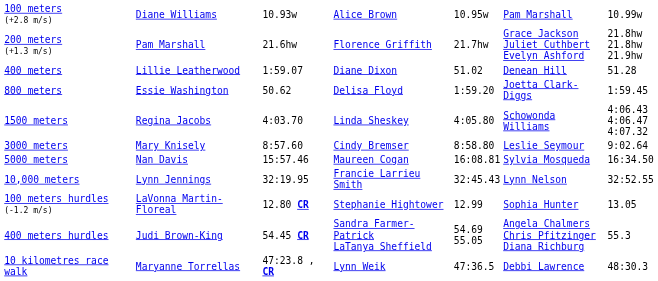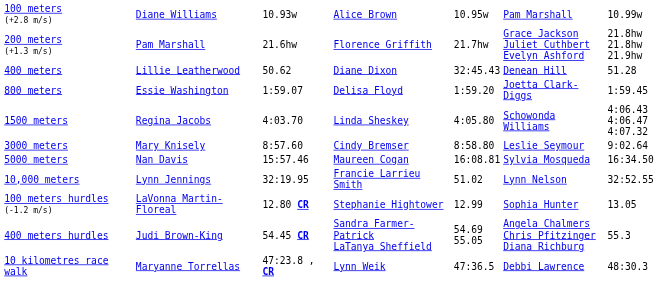(283, 70) 1:59.07 -> (277, 70) 50.62
(468, 70) 51.02 -> (477, 70) 32:45.43
(277, 90) 50.62 -> (283, 90) 1:59.07
(477, 179) 32:45.43 -> (468, 179) 51.02
